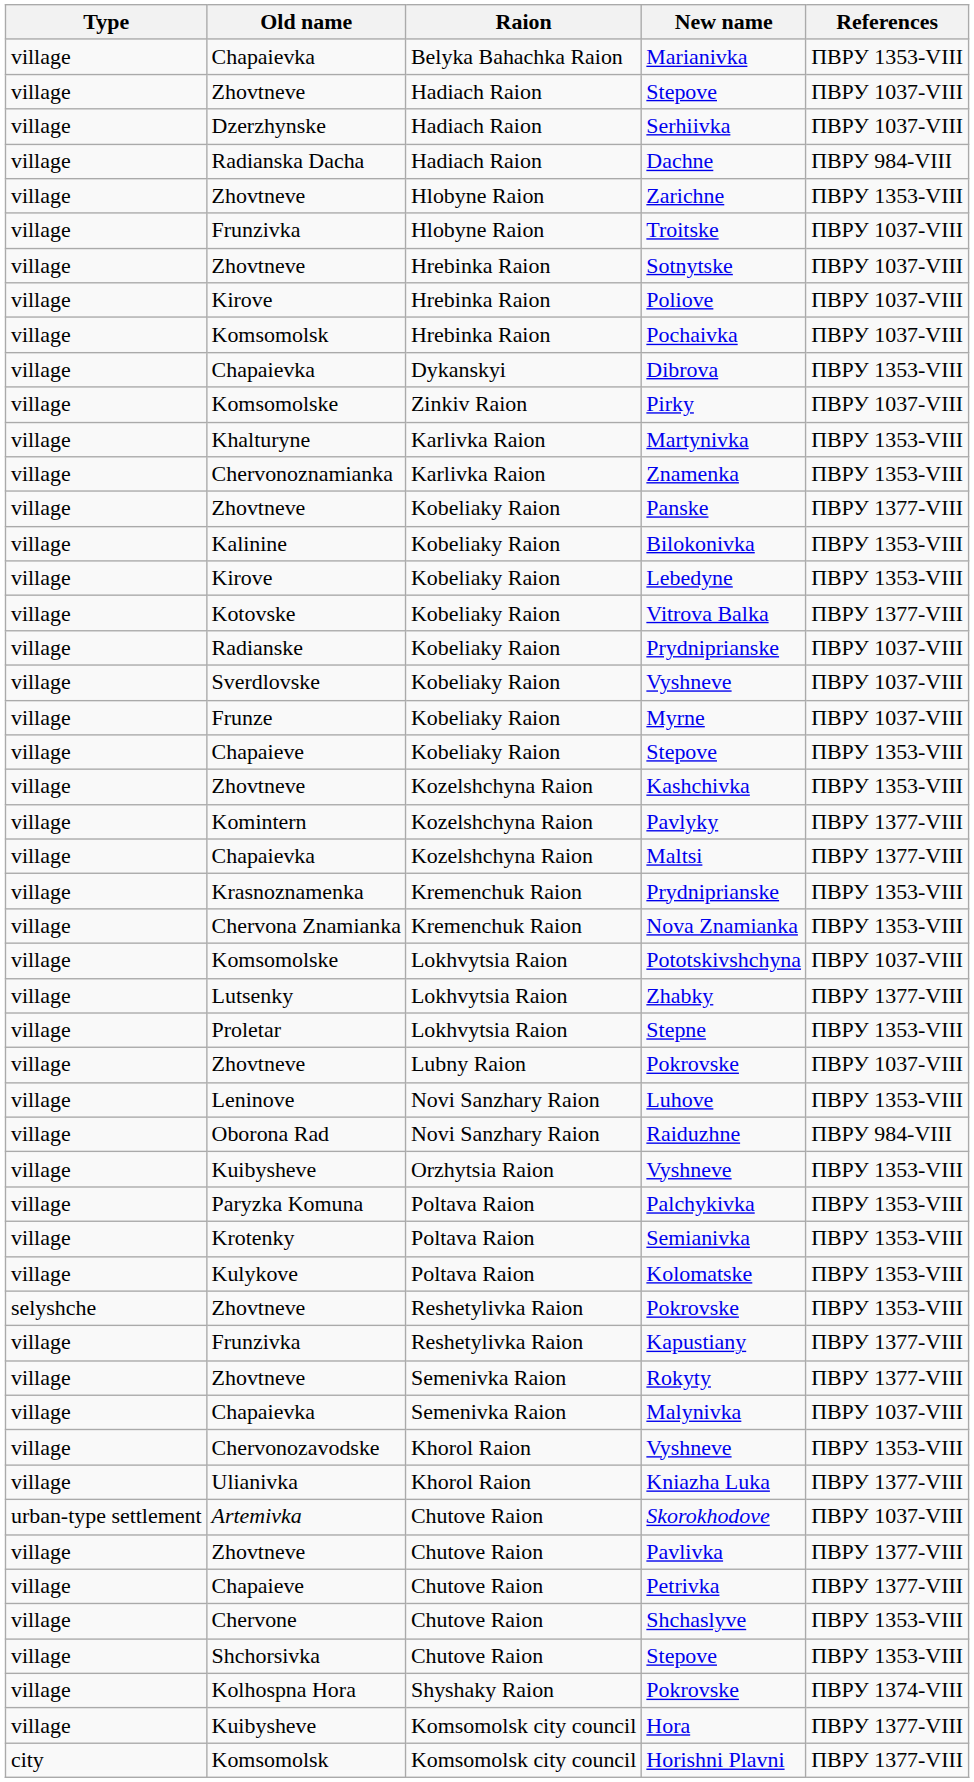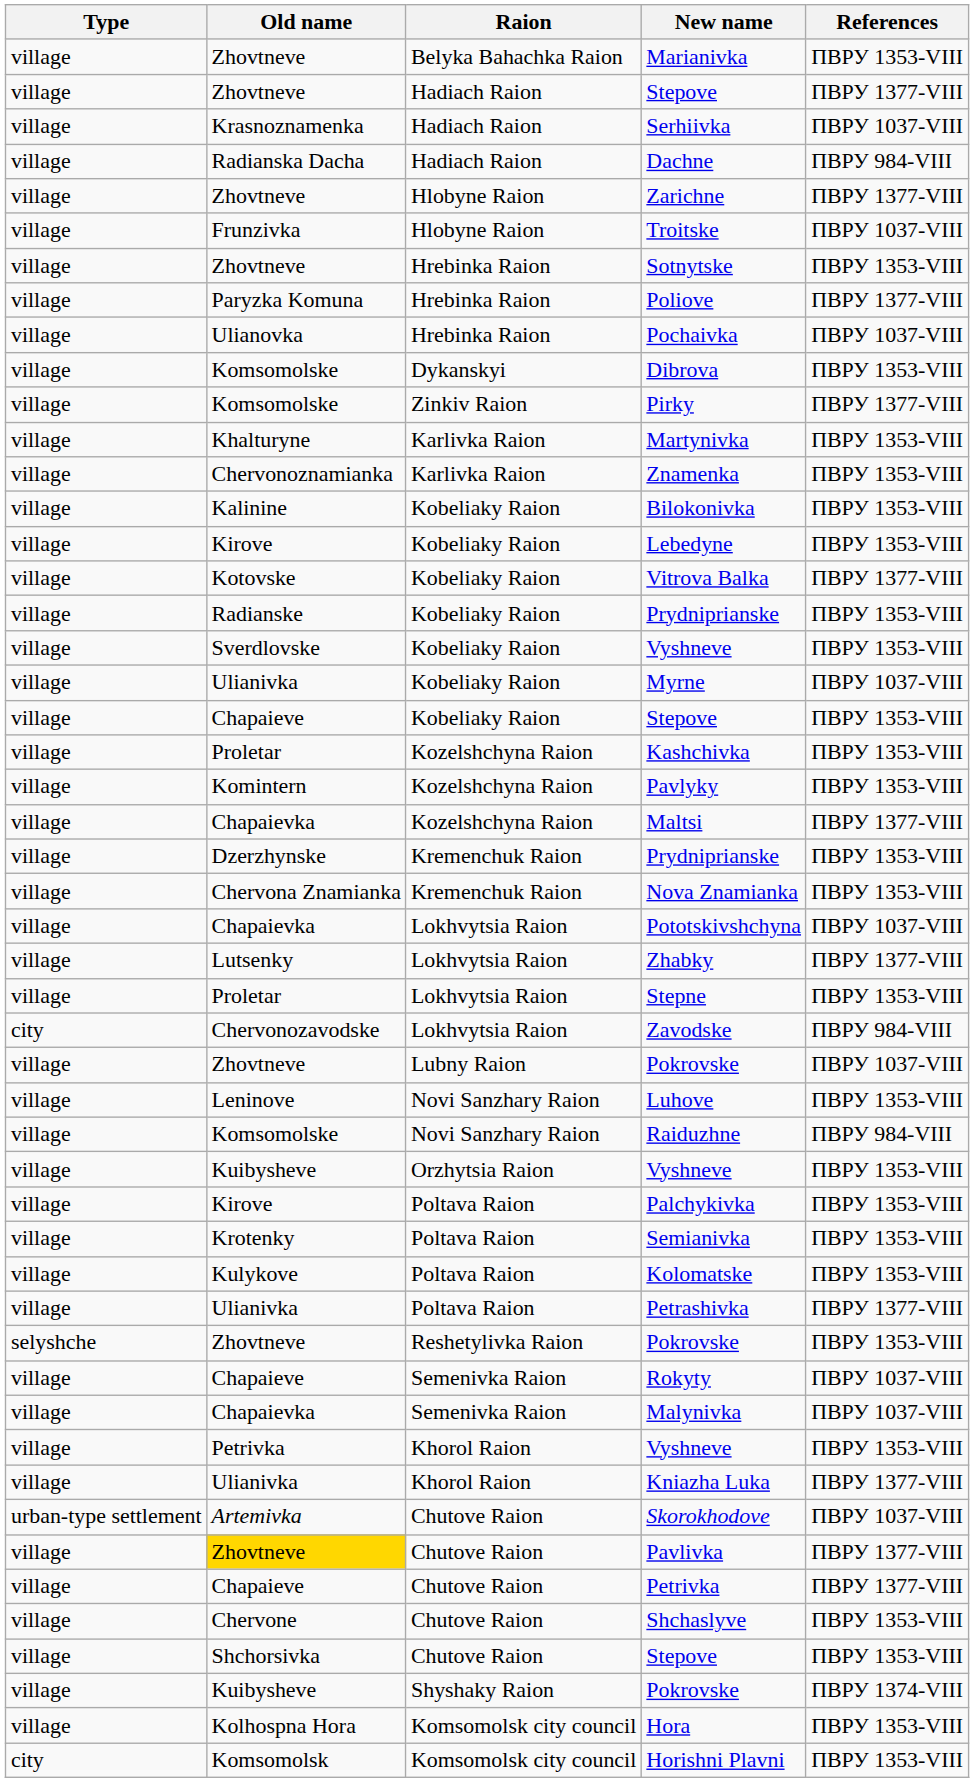(263, 56) Chapaievka -> (258, 56) Zhovtneve
(887, 91) ПВРУ 1037-VIII -> (887, 91) ПВРУ 1377-VIII
(269, 126) Dzerzhynske -> (288, 126) Krasnoznamenka
(887, 195) ПВРУ 1353-VIII -> (887, 195) ПВРУ 1377-VIII
(887, 265) ПВРУ 1037-VIII -> (887, 265) ПВРУ 1353-VIII
(242, 299) Kirove -> (287, 299) Paryzka Komuna
(887, 299) ПВРУ 1037-VIII -> (887, 299) ПВРУ 1377-VIII
(270, 334) Komsomolsk -> (257, 334) Ulianovka
(263, 369) Chapaievka -> (275, 369) Komsomolske
(887, 404) ПВРУ 1037-VIII -> (887, 404) ПВРУ 1377-VIII
- row: (486, 508)
(887, 647) ПВРУ 1037-VIII -> (887, 612) ПВРУ 1353-VIII
(887, 682) ПВРУ 1037-VIII -> (887, 647) ПВРУ 1353-VIII
(242, 717) Frunze -> (255, 682) Ulianivka
(258, 786) Zhovtneve -> (246, 751) Proletar
(887, 821) ПВРУ 1377-VIII -> (887, 786) ПВРУ 1353-VIII
(288, 890) Krasnoznamenka -> (269, 856) Dzerzhynske
(275, 960) Komsomolske -> (263, 925) Chapaievka
+ row: (489, 1030)
(270, 1134) Oborona Rad -> (275, 1134) Komsomolske
(287, 1203) Paryzka Komuna -> (242, 1203) Kirove
+ row: (473, 1308)
- row: (497, 1342)
(258, 1377) Zhovtneve -> (258, 1377) Chapaieve
(887, 1377) ПВРУ 1377-VIII -> (887, 1377) ПВРУ 1037-VIII
(296, 1447) Chervonozavodske -> (248, 1447) Petrivka
(258, 1551) no background -> (258, 1551) gold background
(284, 1690) Kolhospna Hora -> (264, 1690) Kuibysheve
(264, 1725) Kuibysheve -> (284, 1725) Kolhospna Hora
(887, 1725) ПВРУ 1377-VIII -> (887, 1725) ПВРУ 1353-VIII
(887, 1760) ПВРУ 1377-VIII -> (887, 1760) ПВРУ 1353-VIII
